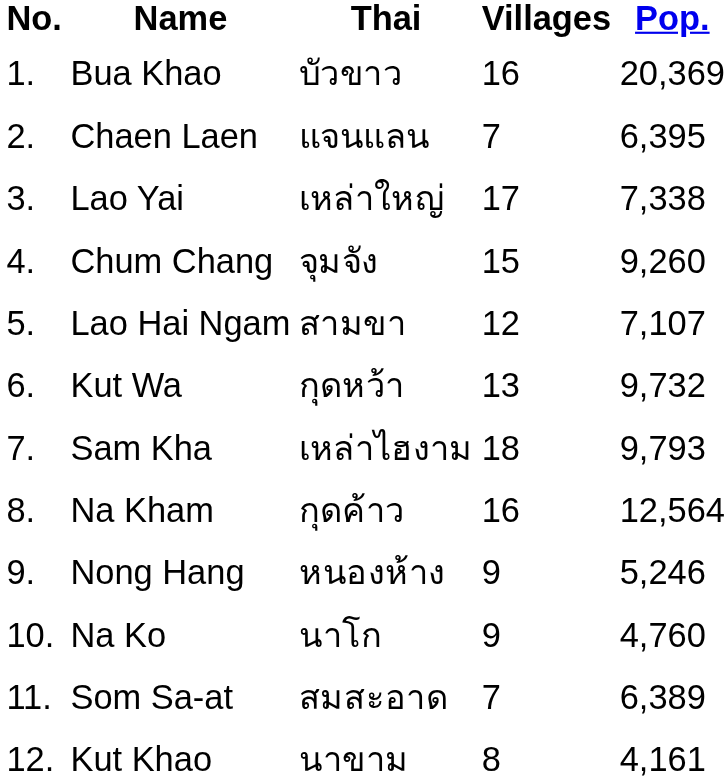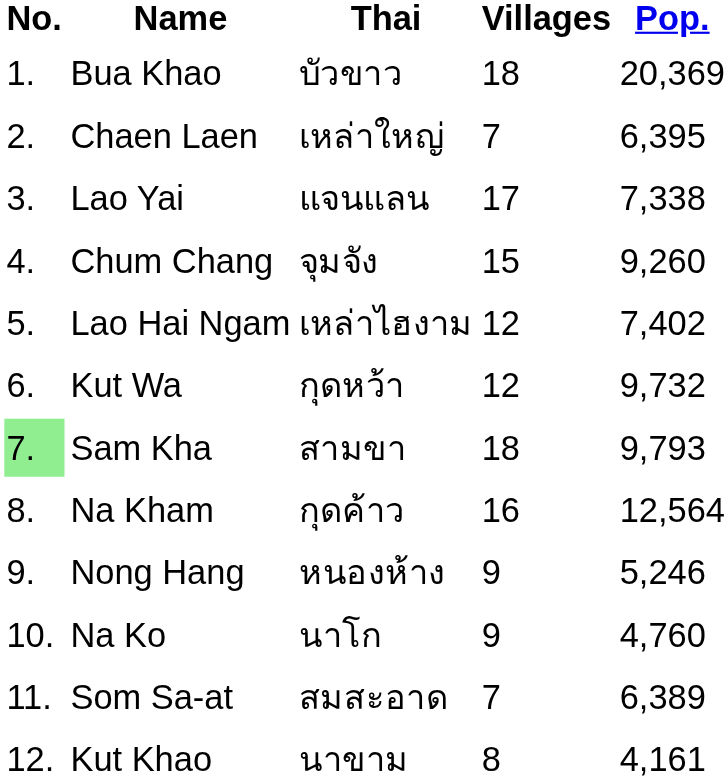(501, 73) 16 -> (501, 73) 18
(365, 136) แจนแลน -> (372, 136) เหล่าใหญ่
(372, 198) เหล่าใหญ่ -> (365, 198) แจนแลน
(353, 323) สามขา -> (386, 323) เหล่าไฮงาม
(663, 322) 7,107 -> (663, 322) 7,402
(501, 384) 13 -> (501, 384) 12
(21, 447) no background -> (21, 447) lightgreen background
(386, 448) เหล่าไฮงาม -> (353, 448) สามขา
